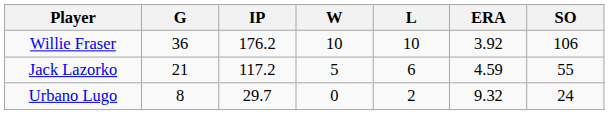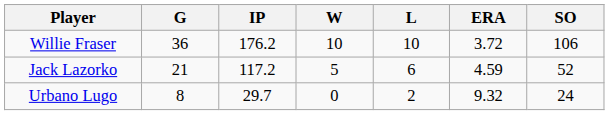(488, 43) 3.92 -> (488, 43) 3.72
(566, 69) 55 -> (566, 69) 52
